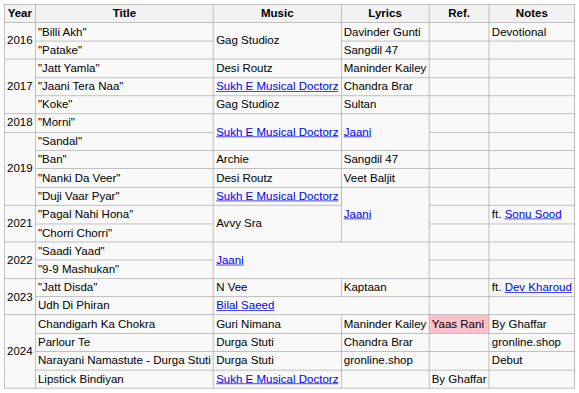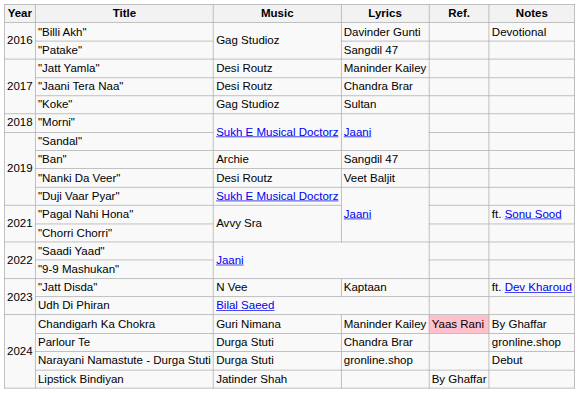(277, 86) Sukh E Musical Doctorz -> (244, 86) Desi Routz
(277, 379) Sukh E Musical Doctorz -> (252, 379) Jatinder Shah
